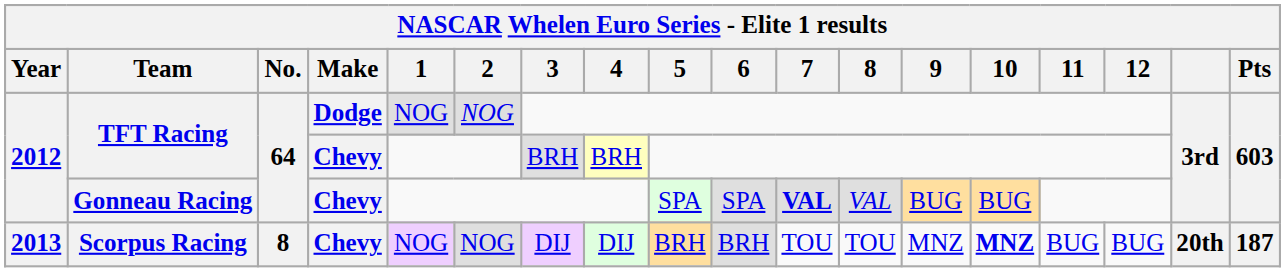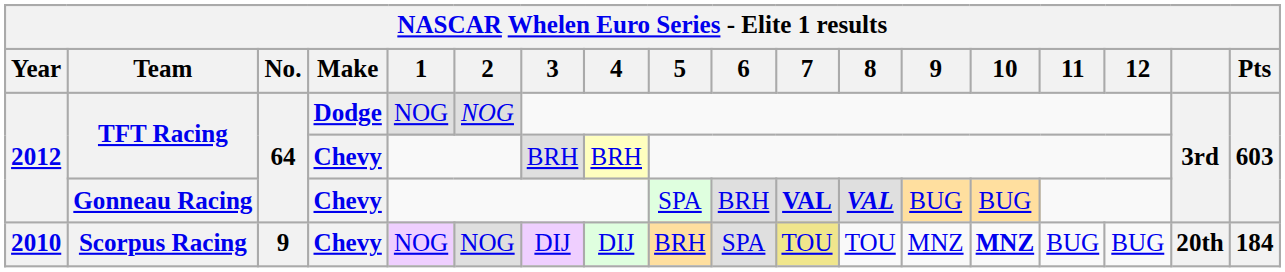(744, 199) SPA -> (744, 199) BRH
(870, 199) normal -> (870, 199) bold
(36, 243) 2013 -> (36, 243) 2010
(283, 243) 8 -> (283, 243) 9
(744, 243) BRH -> (744, 243) SPA
(807, 243) no background -> (807, 243) khaki background
(1255, 243) 187 -> (1255, 243) 184
